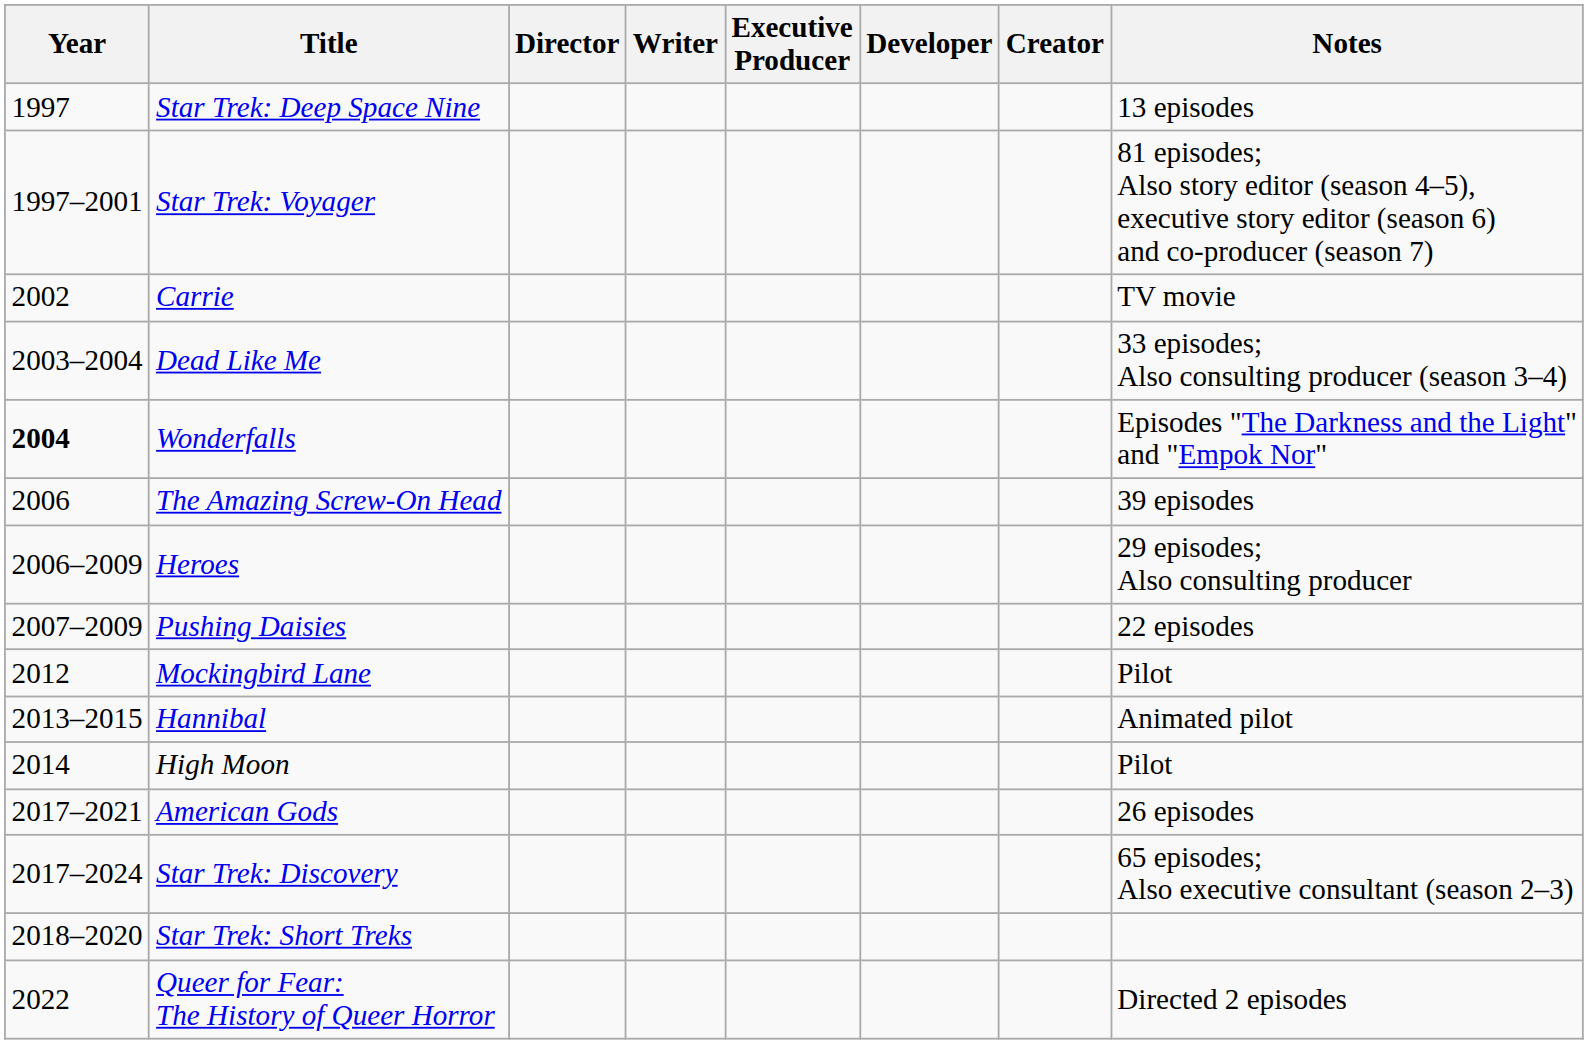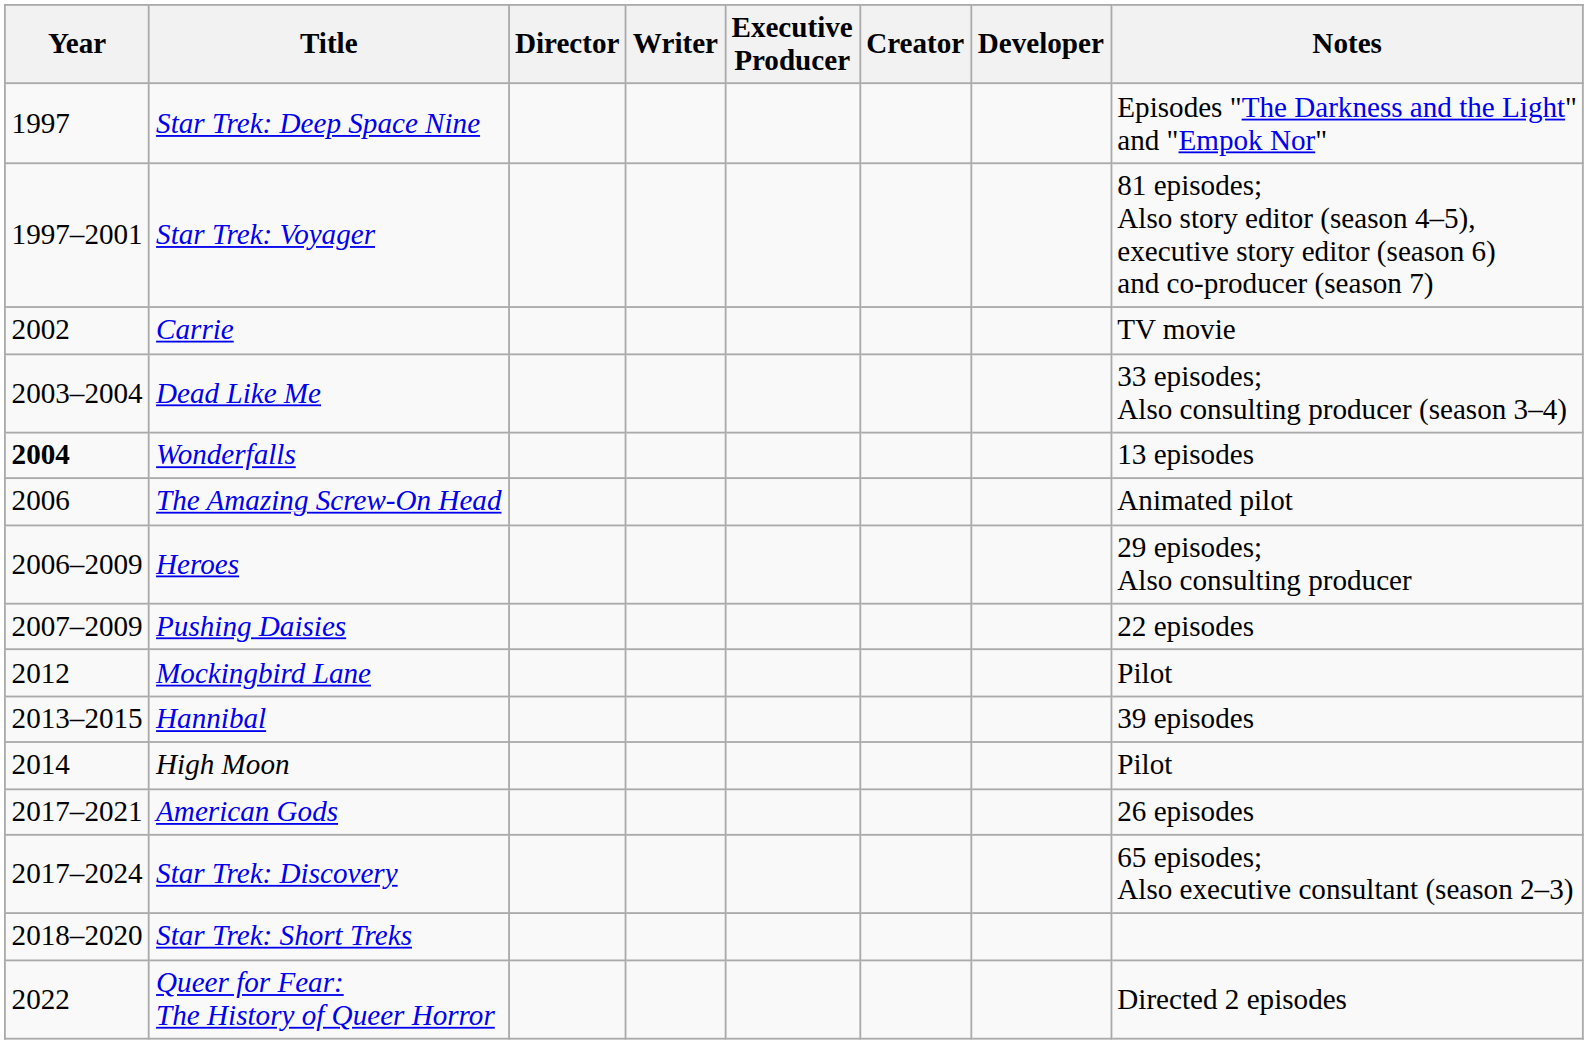columns swapped: (1055, 43) <-> (929, 43)
(1186, 106) 13 episodes -> (1347, 122) Episodes "The Darkness and the Light" and "Empok Nor"
(1347, 438) Episodes "The Darkness and the Light" and "Empok Nor" -> (1186, 455) 13 episodes
(1186, 501) 39 episodes -> (1205, 501) Animated pilot
(1205, 718) Animated pilot -> (1186, 718) 39 episodes
